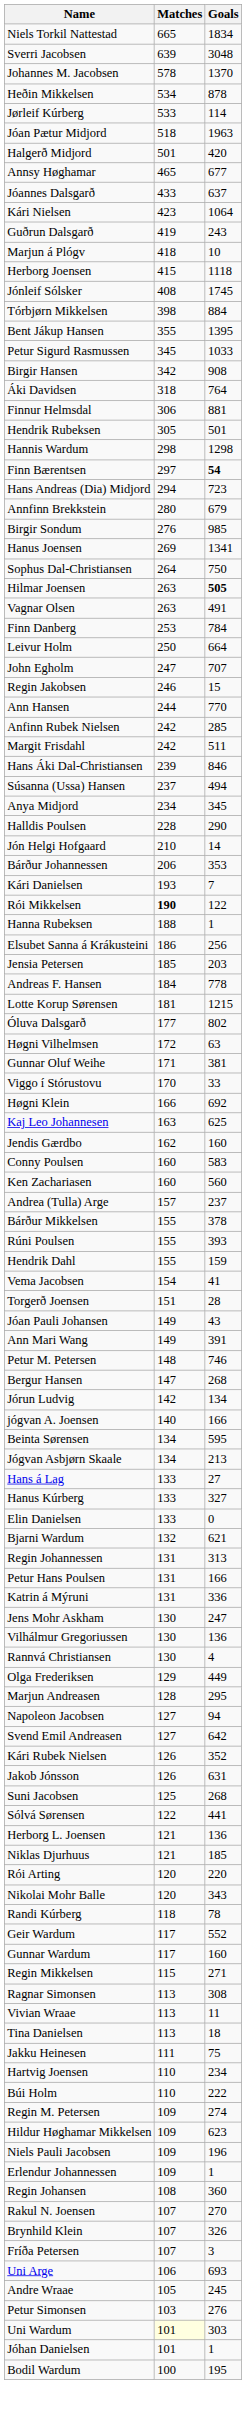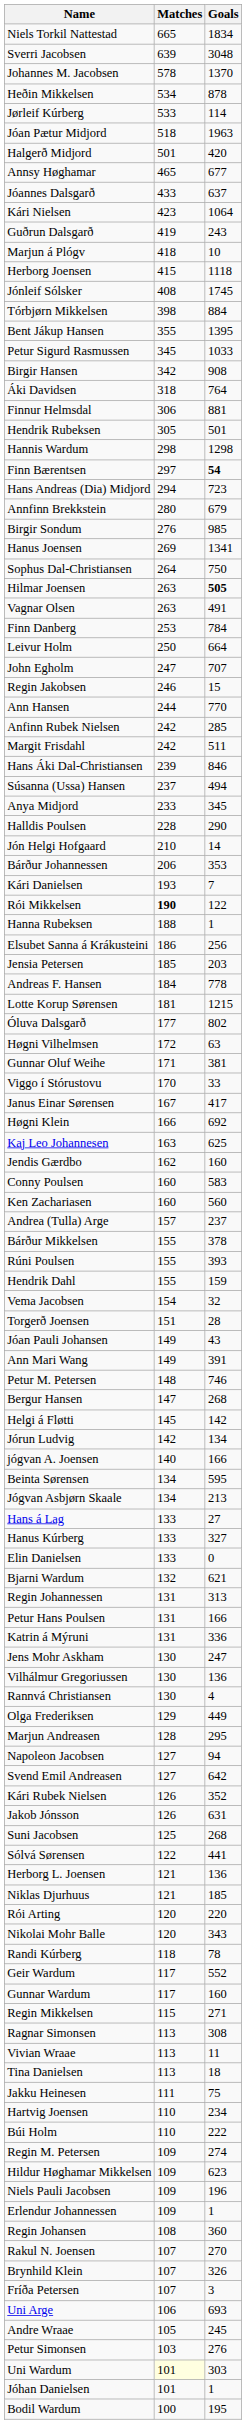(167, 806) 234 -> (167, 806) 233
+ row: (61, 1102)
(214, 1281) 41 -> (214, 1300) 32
+ row: (41, 1419)
